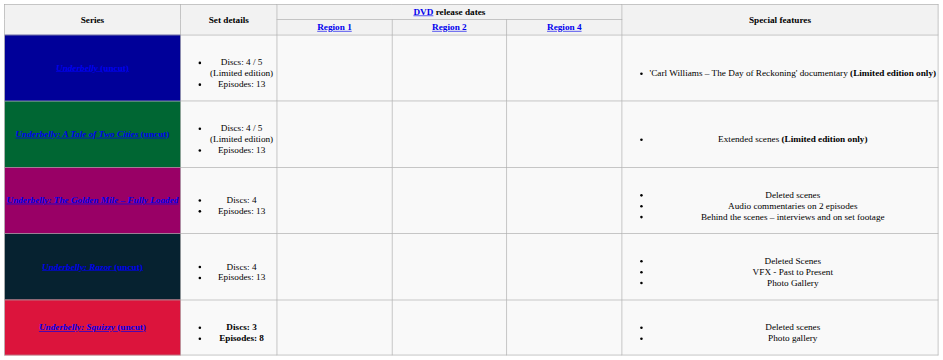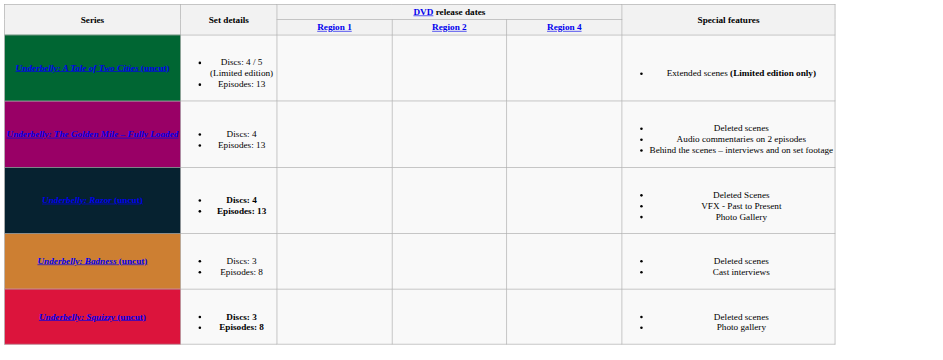- row: (92, 68)
(229, 272) normal -> (229, 206) bold
+ row: (92, 261)
